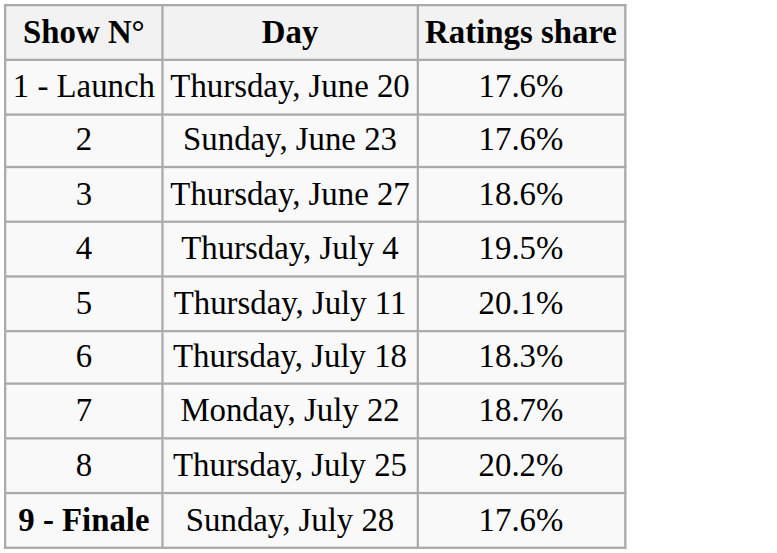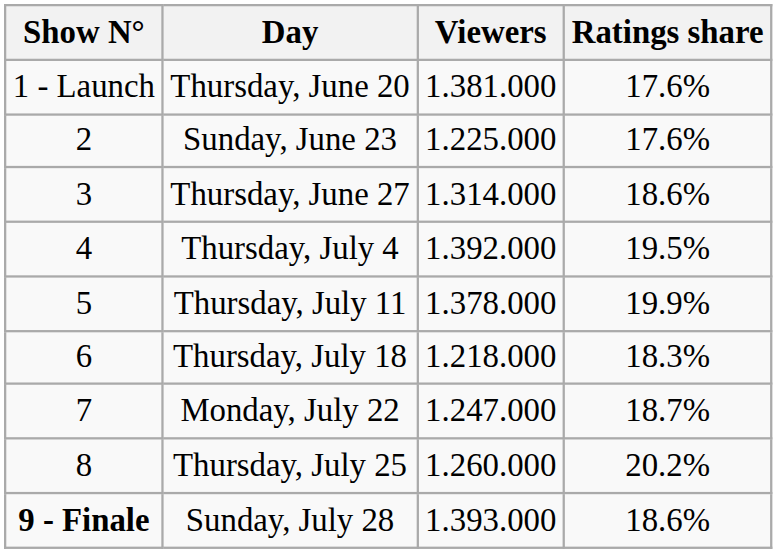+ column: (491, 31)
(521, 302) 20.1% -> (668, 302) 19.9%
(521, 519) 17.6% -> (668, 519) 18.6%
